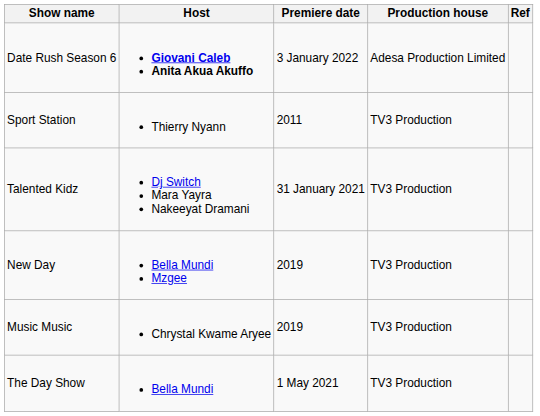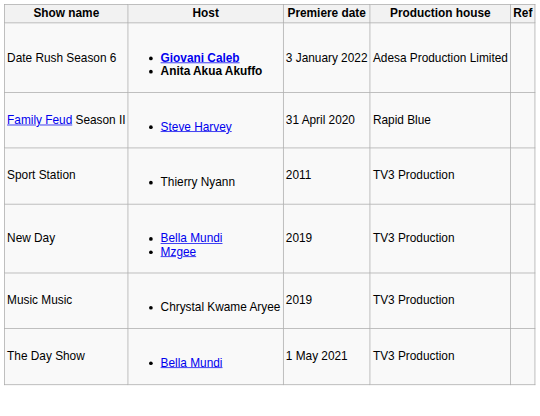+ row: (66, 120)
- row: (43, 189)
